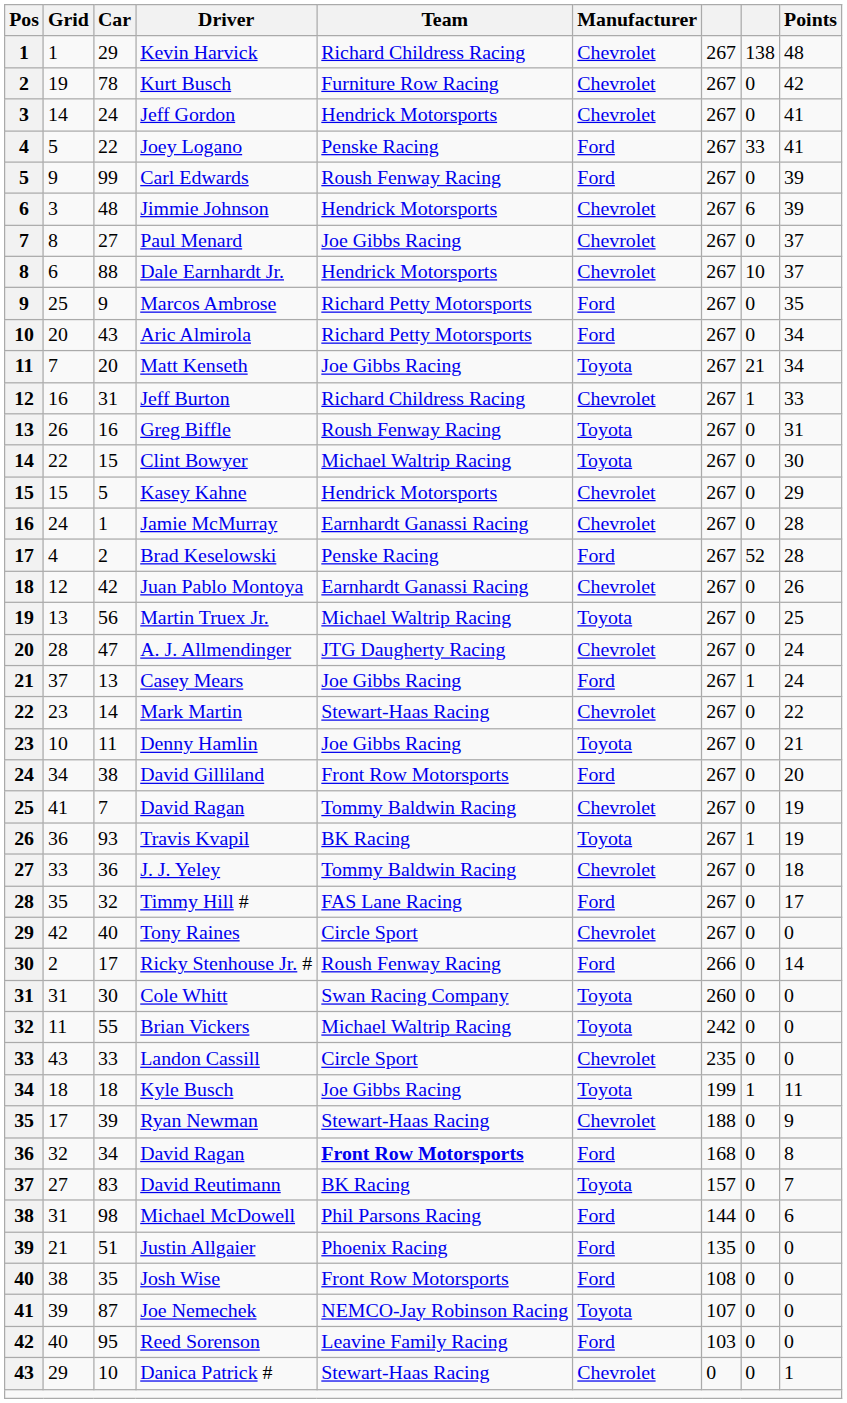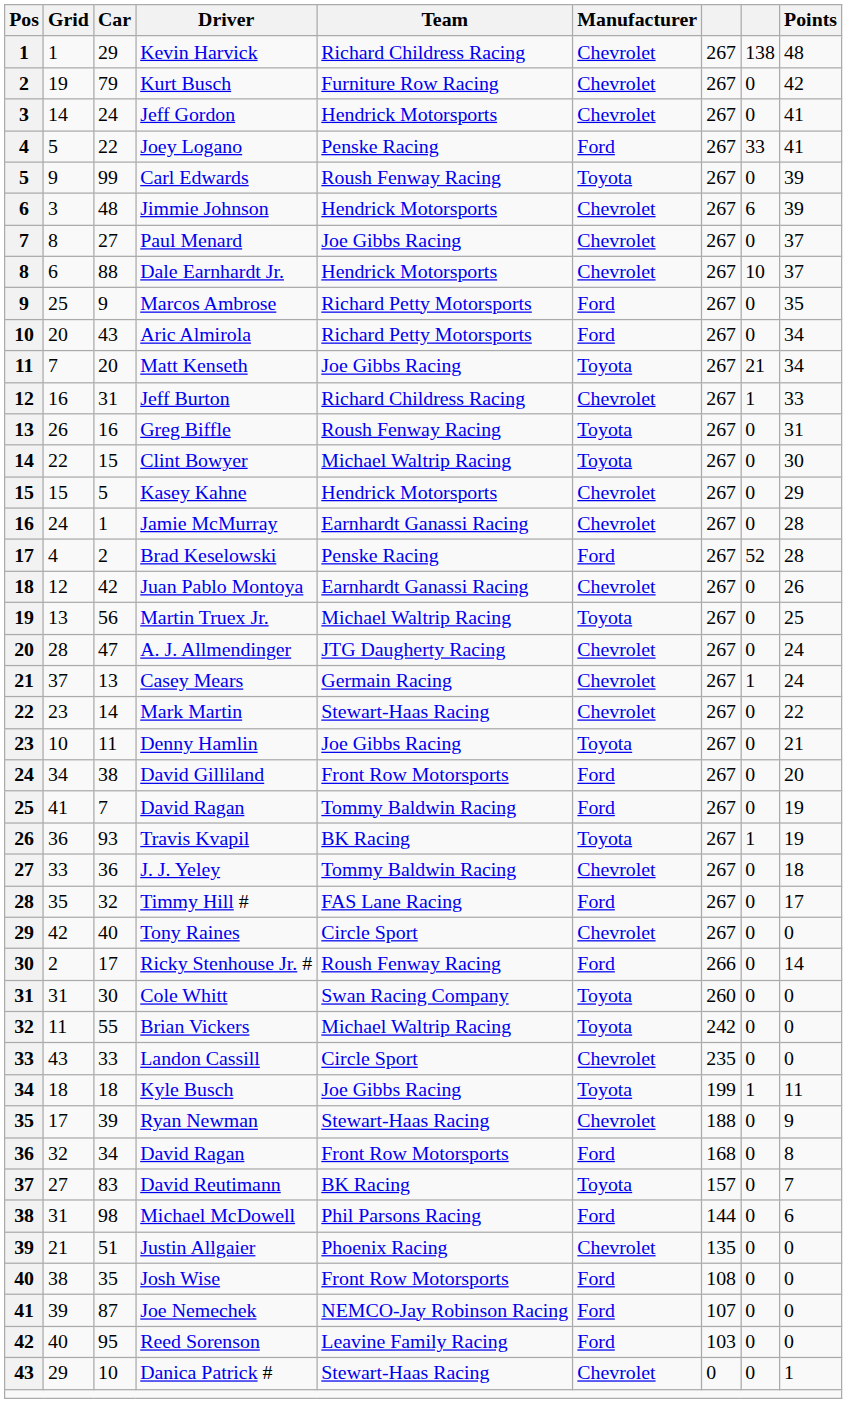(108, 83) 78 -> (108, 83) 79
(596, 177) Ford -> (605, 177) Toyota
(391, 680) Joe Gibbs Racing -> (387, 680) Germain Racing
(596, 680) Ford -> (616, 680) Chevrolet
(616, 806) Chevrolet -> (596, 806) Ford
(423, 1152) bold -> (415, 1152) normal
(596, 1247) Ford -> (616, 1247) Chevrolet
(605, 1310) Toyota -> (596, 1310) Ford
